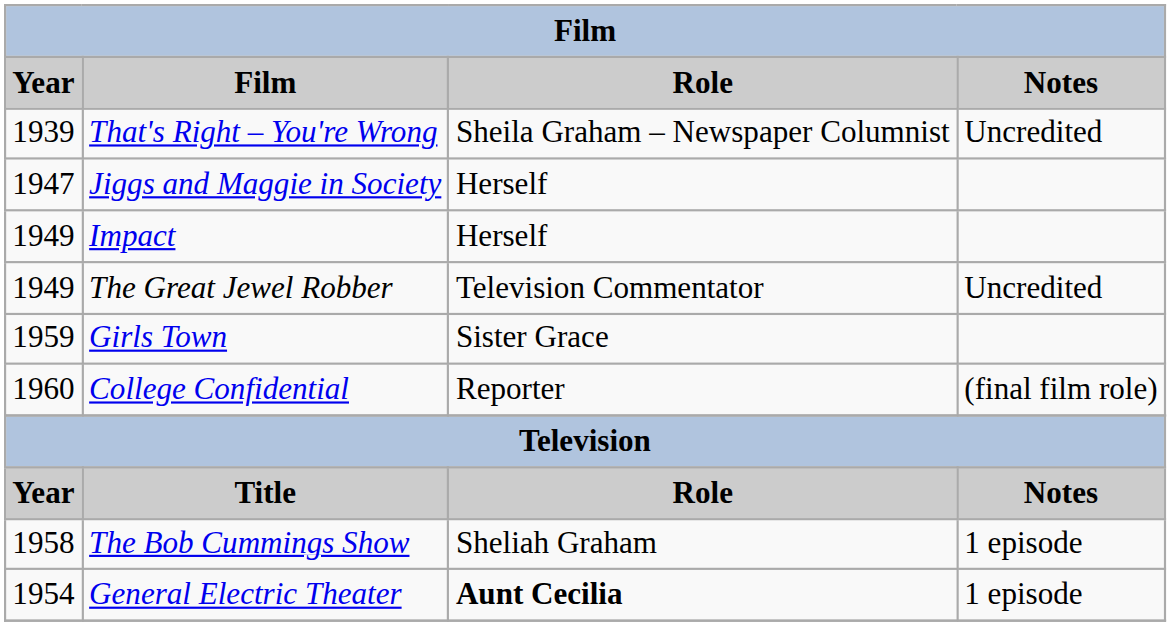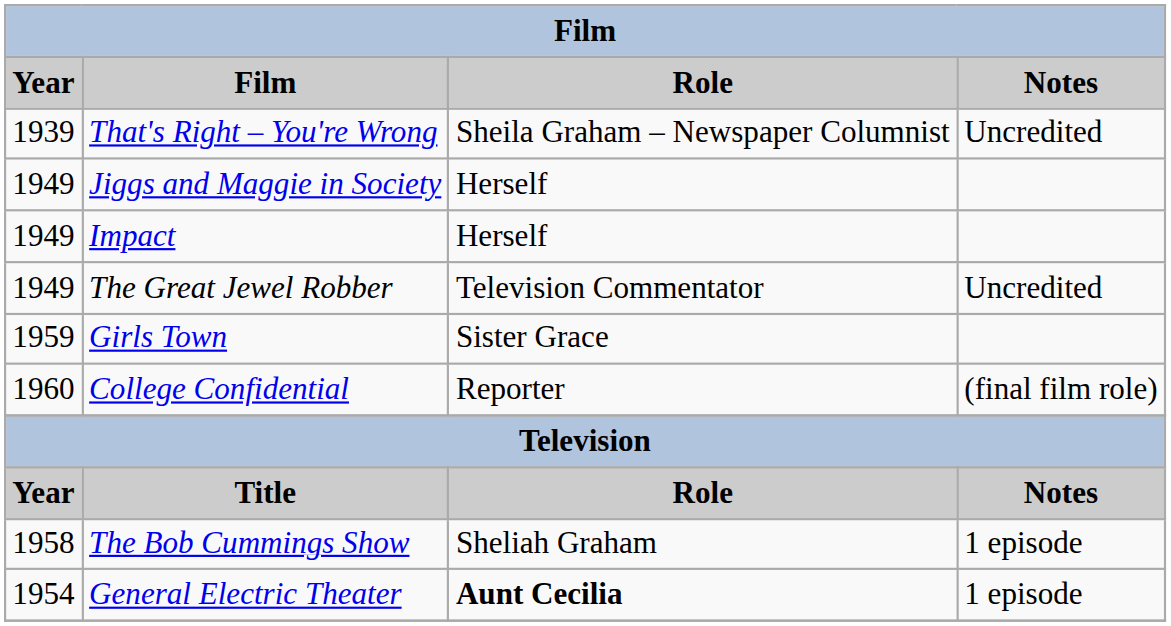(43, 184) 1947 -> (43, 184) 1949
